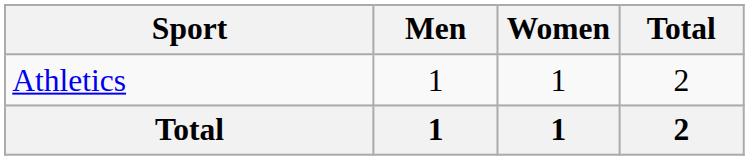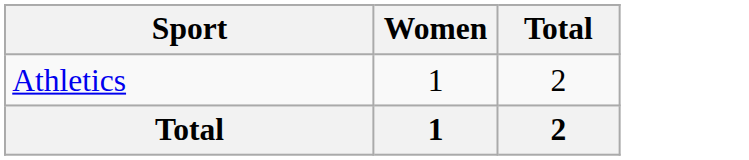- column: (436, 29)
